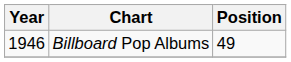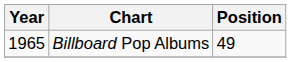(27, 43) 1946 -> (27, 43) 1965
